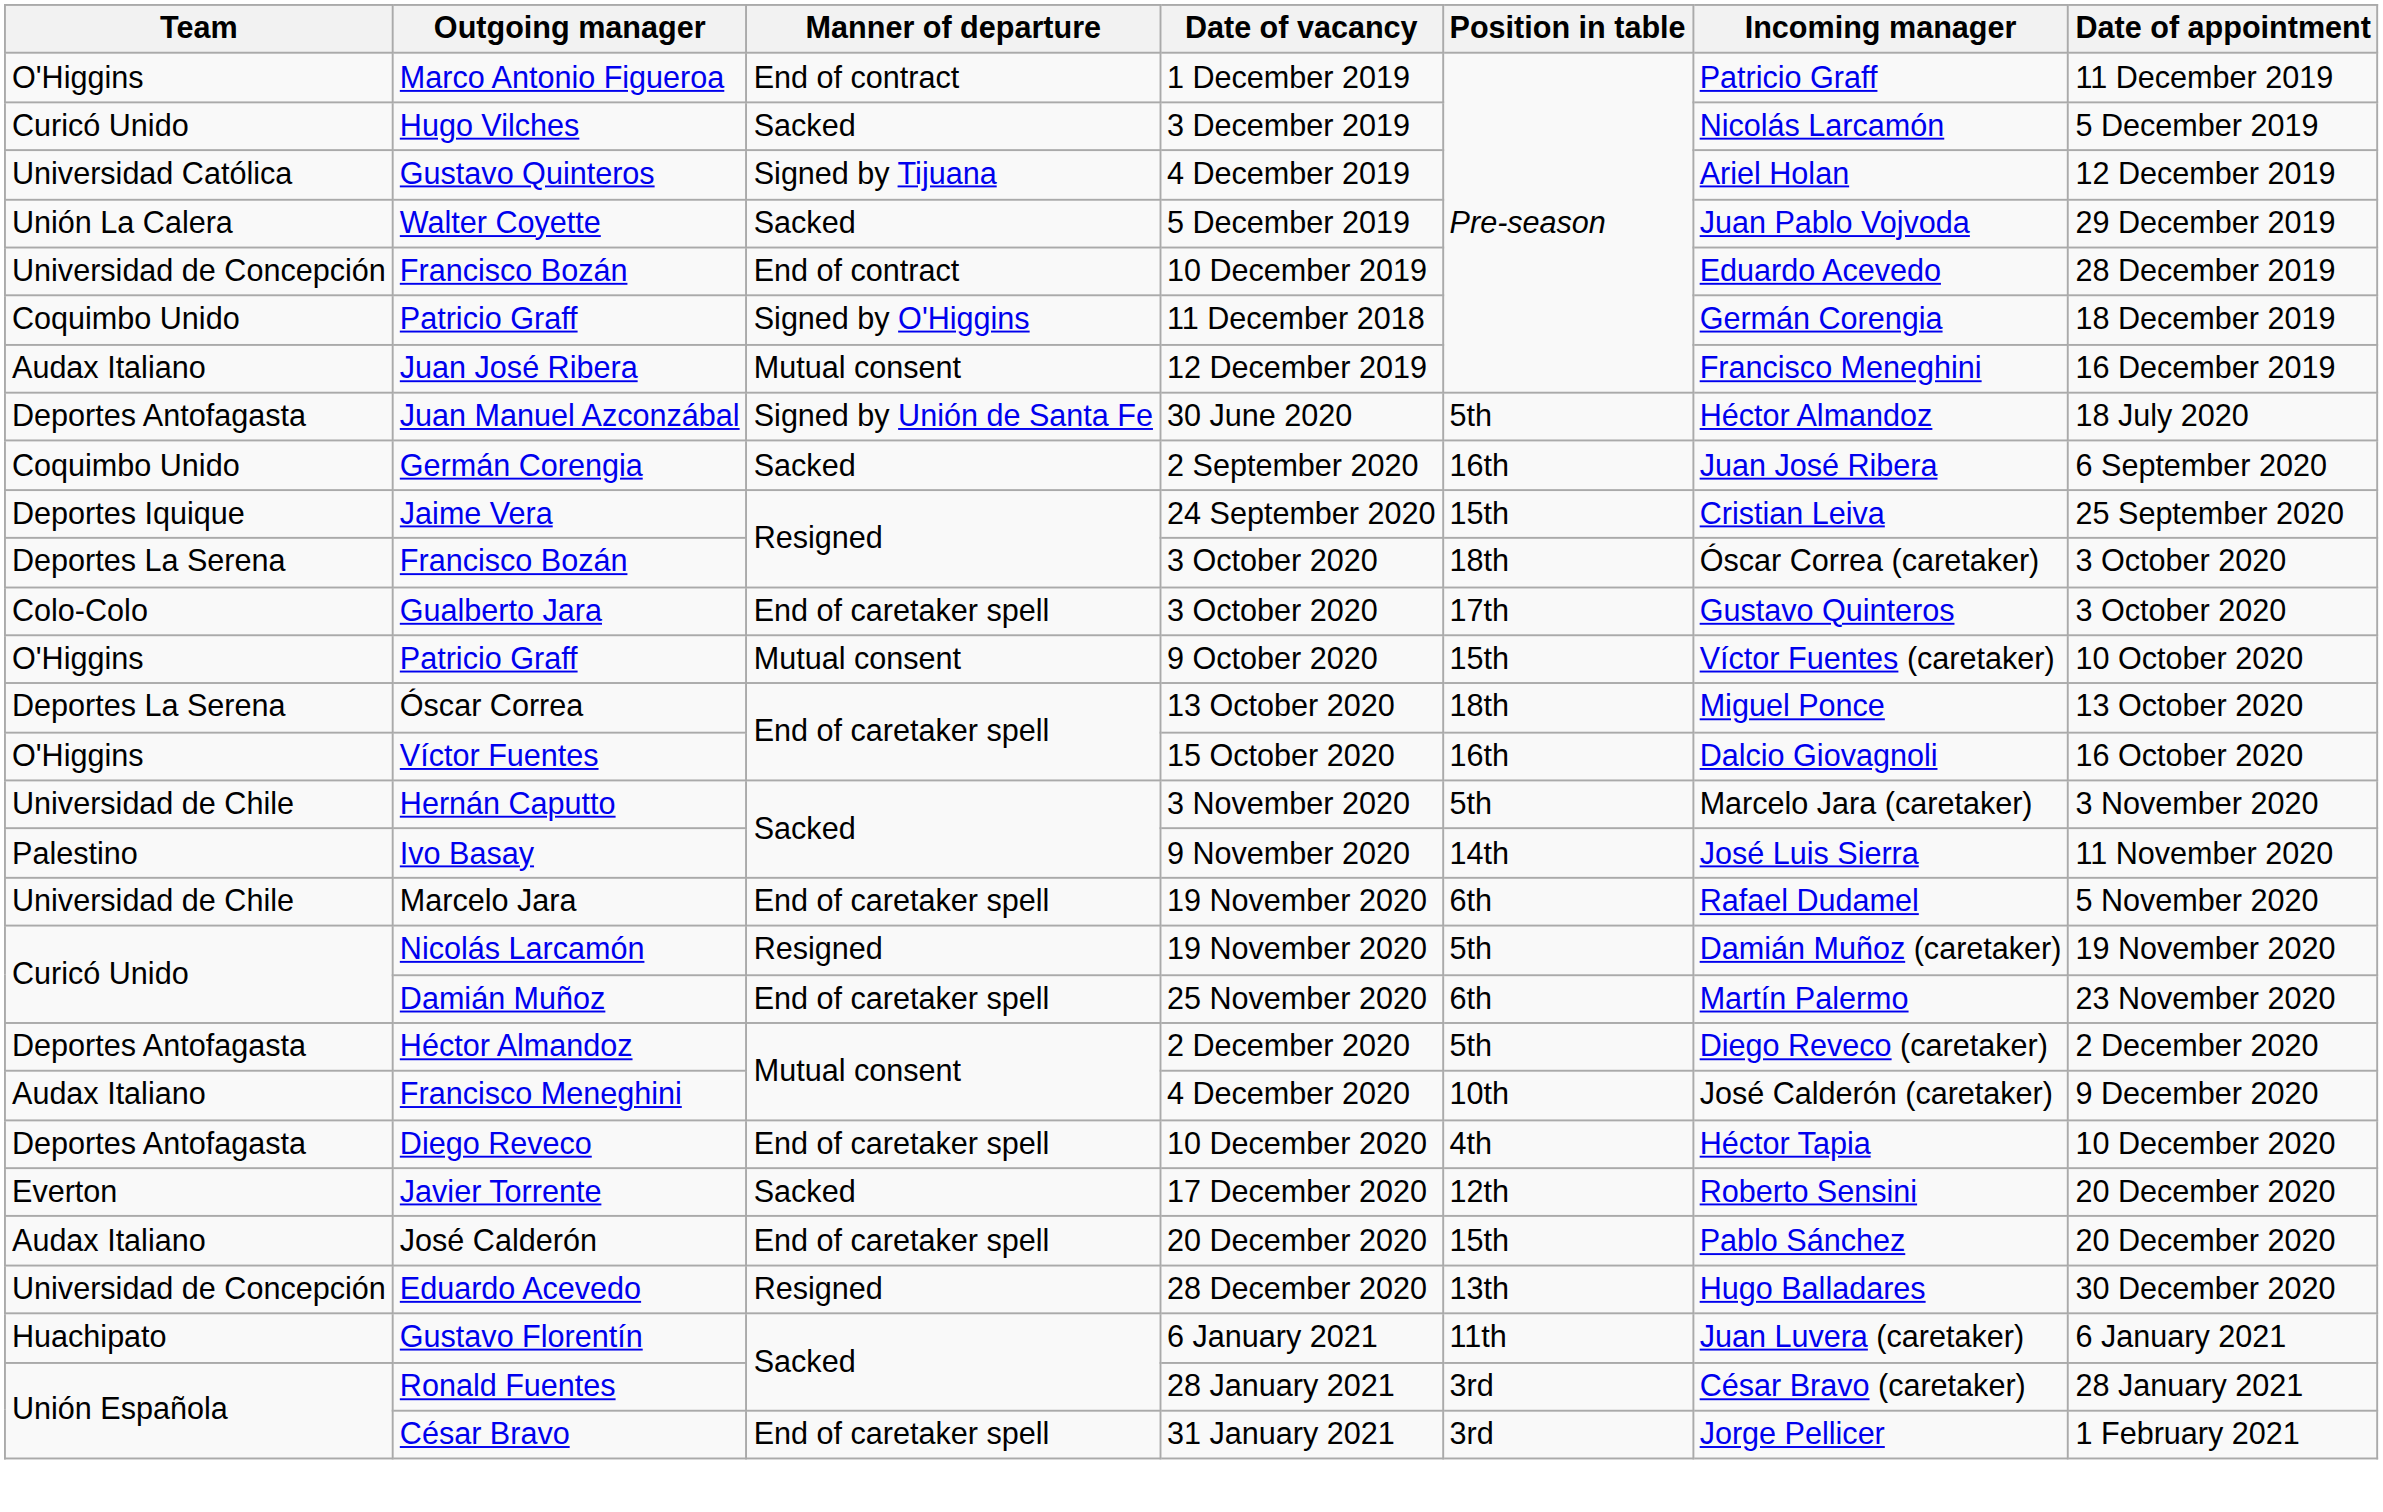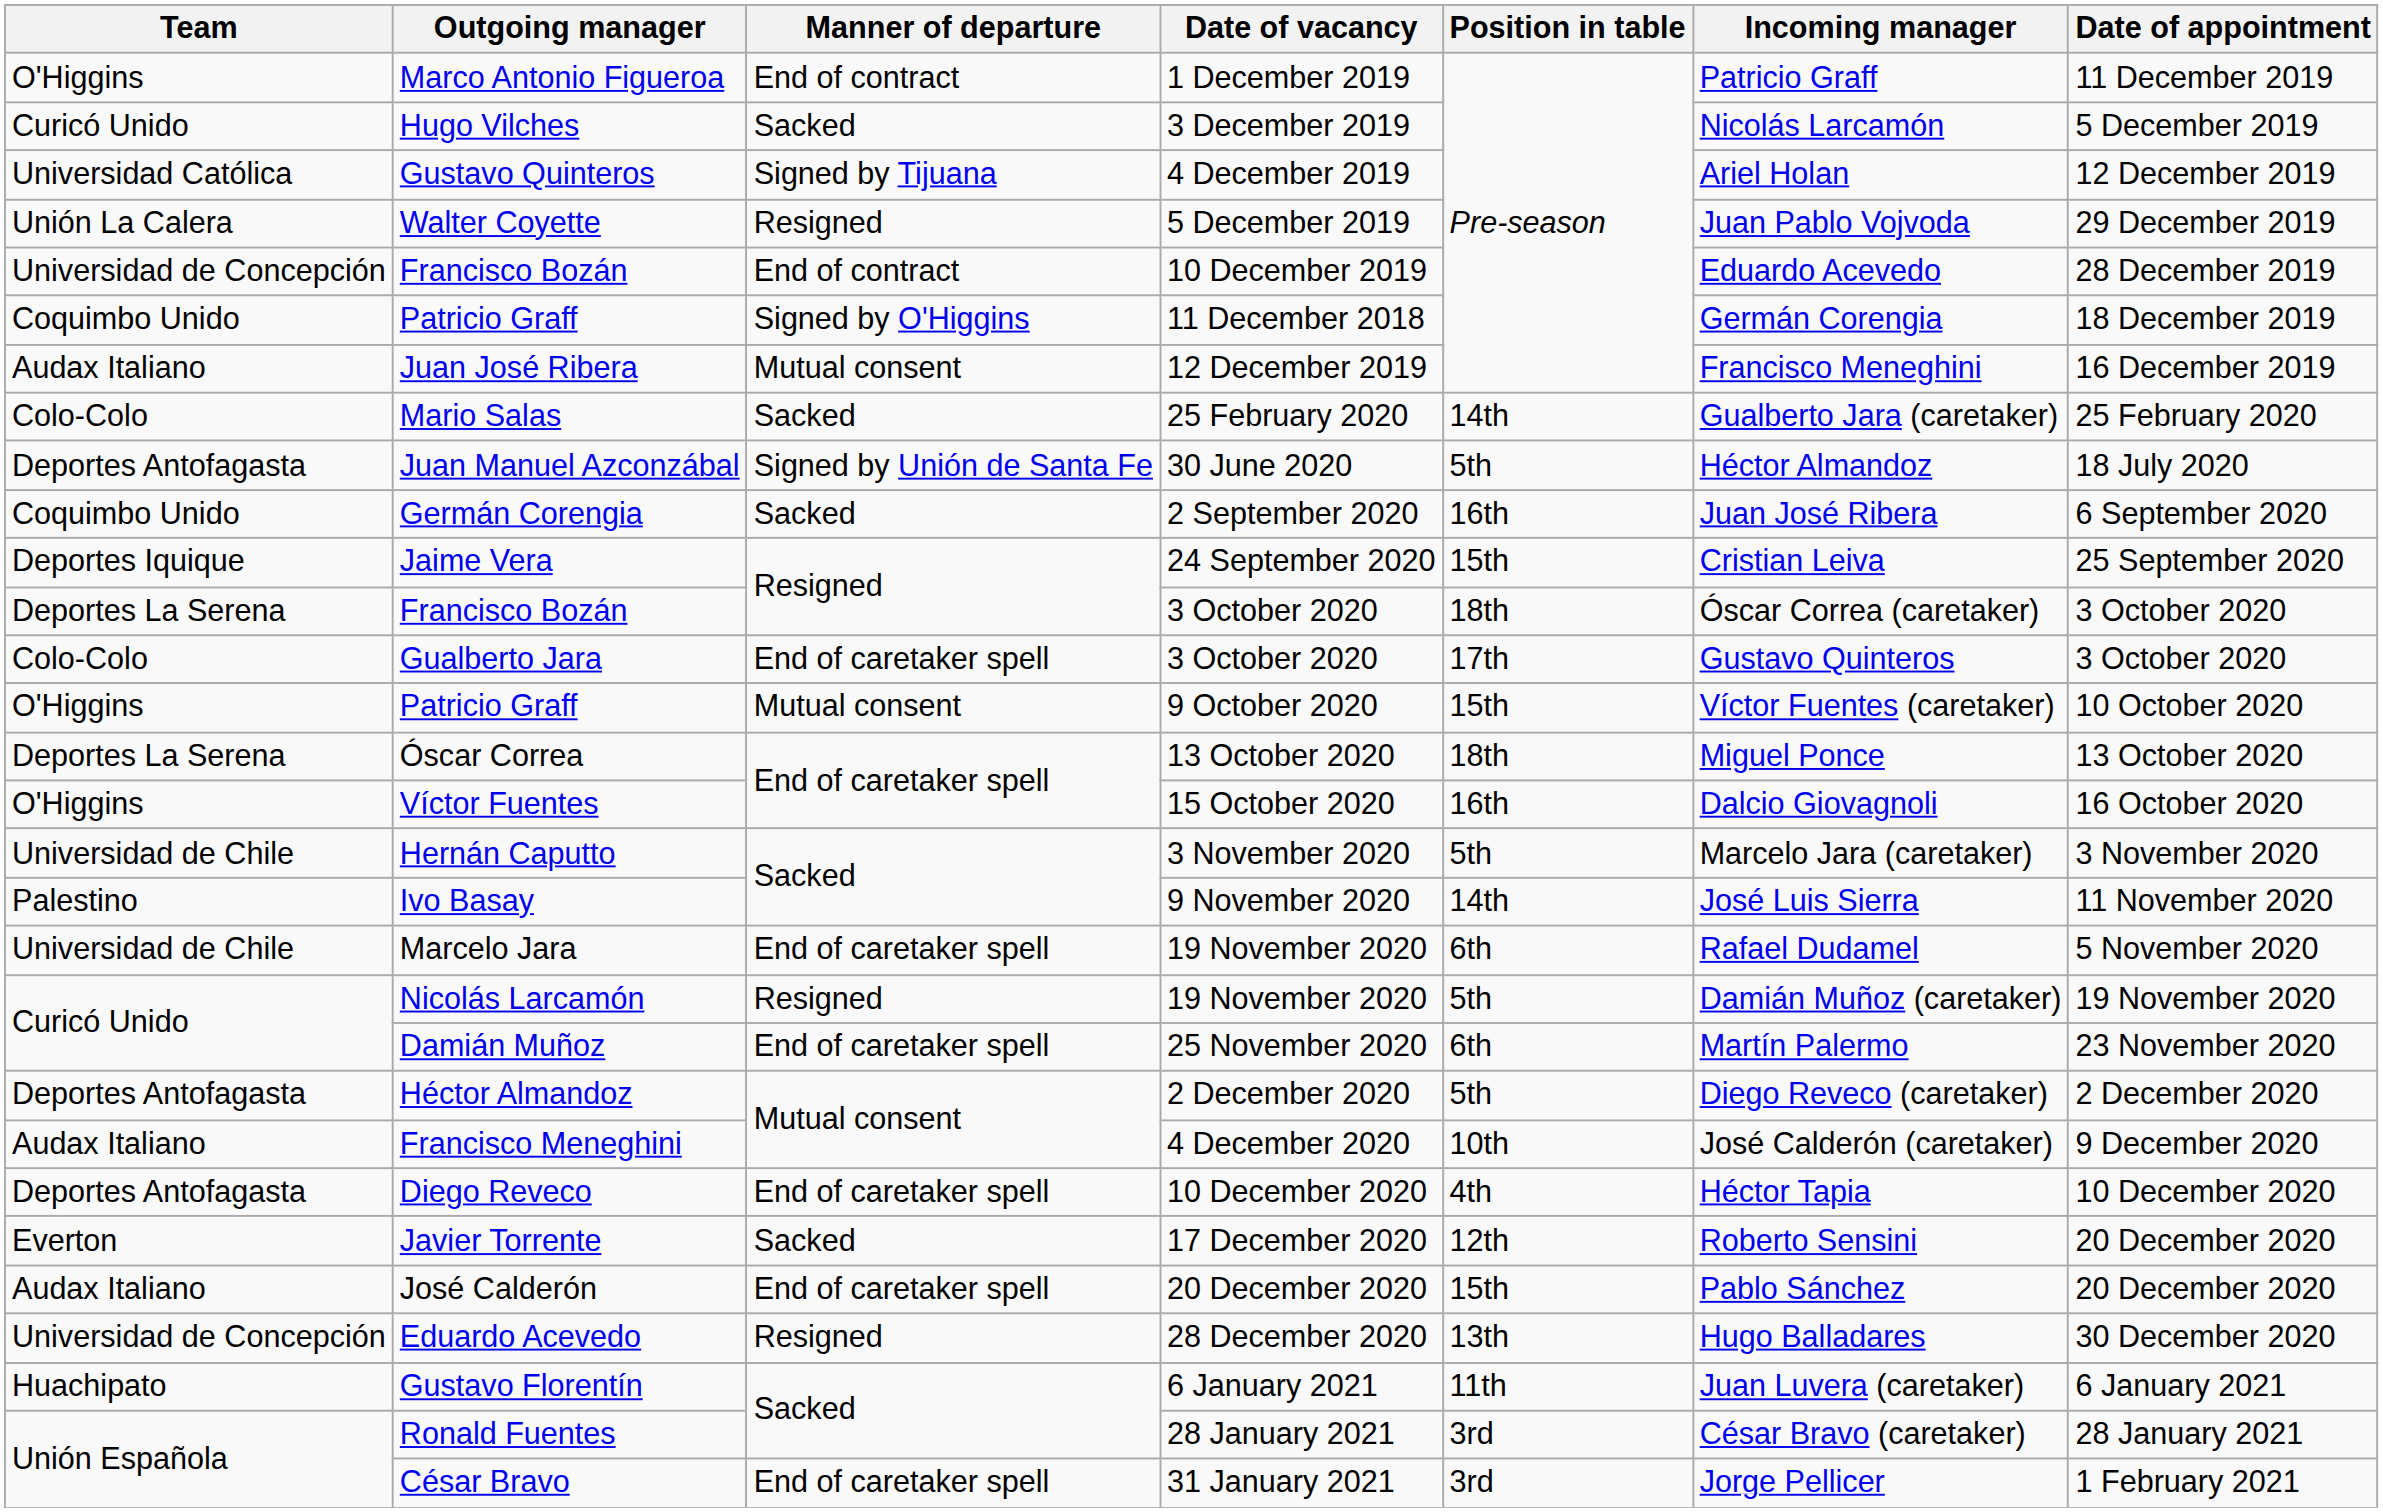(805, 222) Sacked -> (818, 222) Resigned
+ row: (481, 416)
